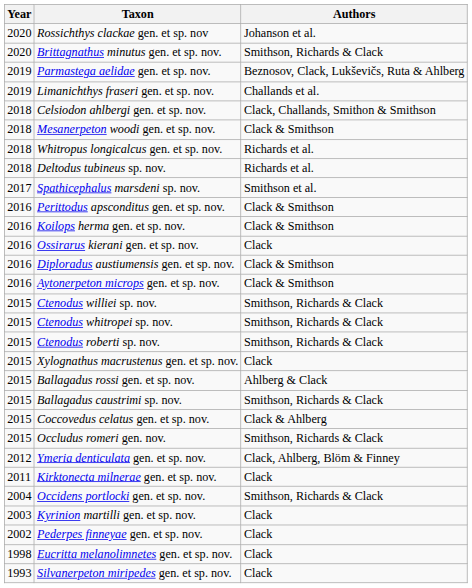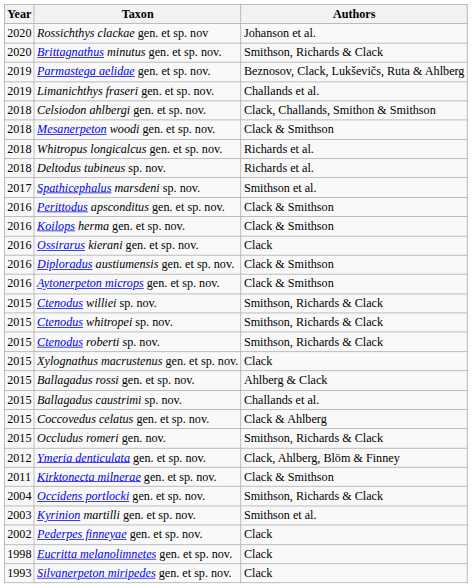(313, 399) Smithson, Richards & Clack -> (282, 399) Challands et al.
(258, 476) Clack -> (289, 476) Clack & Smithson
(258, 515) Clack -> (280, 515) Smithson et al.
